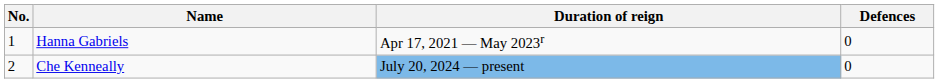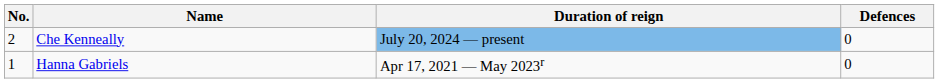rows swapped: (82, 41) <-> (80, 66)
